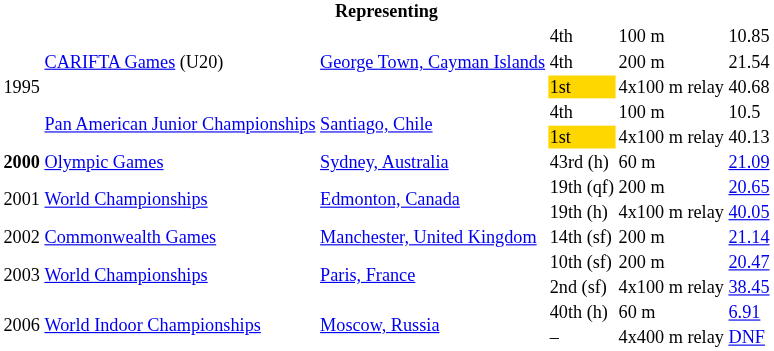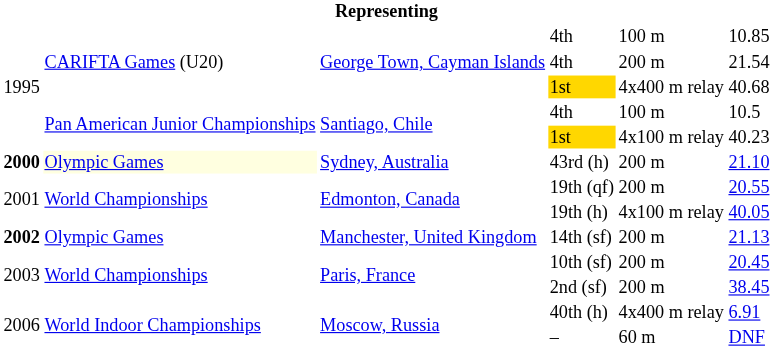(671, 86) 4x100 m relay -> (671, 86) 4x400 m relay
(749, 137) 40.13 -> (749, 137) 40.23
(104, 162) no background -> (104, 162) lightyellow background
(637, 162) 60 m -> (642, 162) 200 m
(749, 162) 21.09 -> (749, 162) 21.10
(749, 187) 20.65 -> (749, 187) 20.55
(22, 237) normal -> (22, 237) bold
(130, 237) Commonwealth Games -> (104, 237) Olympic Games
(749, 237) 21.14 -> (749, 237) 21.13
(749, 262) 20.47 -> (749, 262) 20.45
(671, 287) 4x100 m relay -> (642, 287) 200 m
(637, 312) 60 m -> (671, 312) 4x400 m relay
(671, 337) 4x400 m relay -> (637, 337) 60 m
